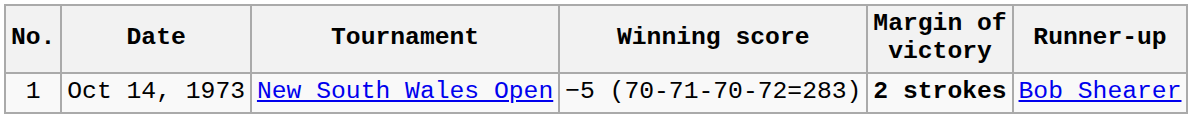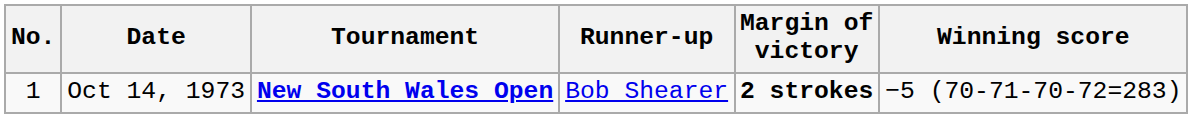columns swapped: (713, 39) <-> (1100, 39)
(405, 93) normal -> (405, 93) bold
